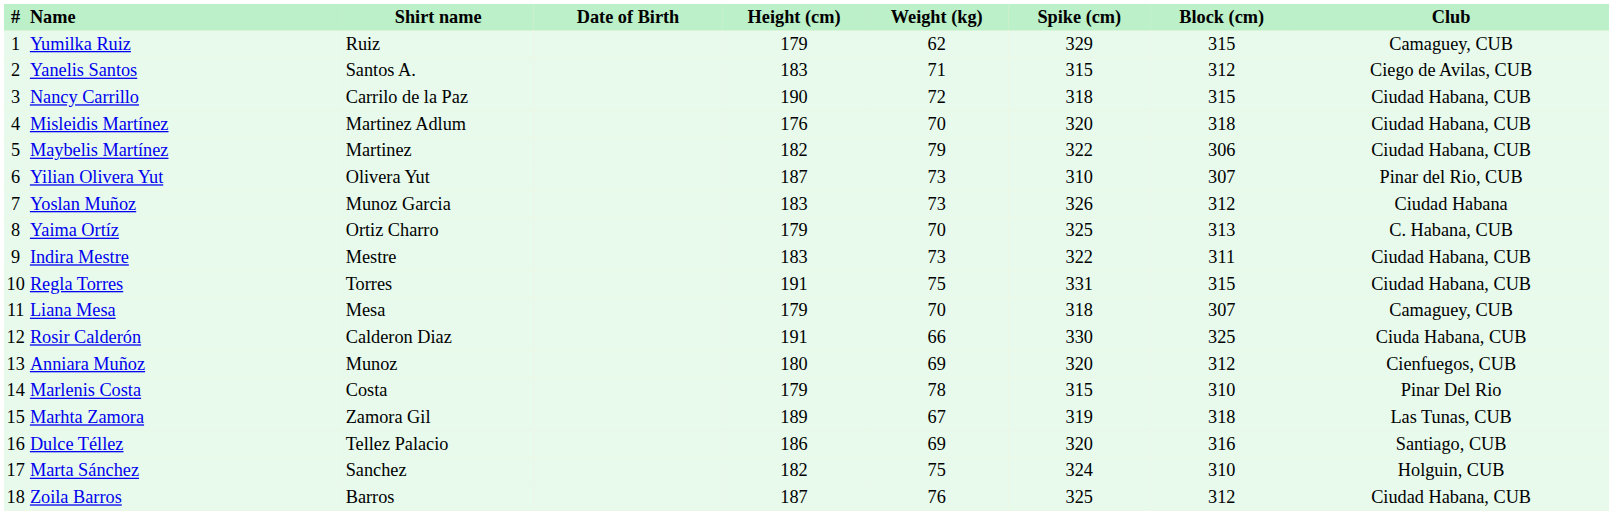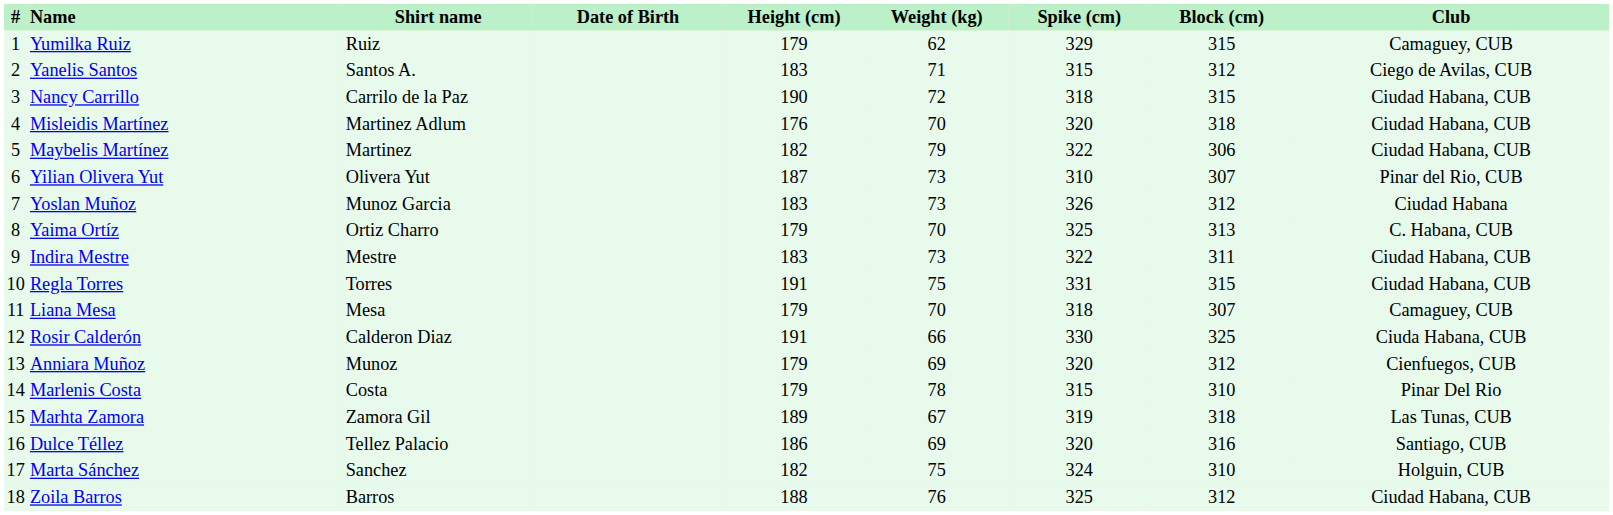(794, 363) 180 -> (794, 363) 179
(794, 497) 187 -> (794, 497) 188
